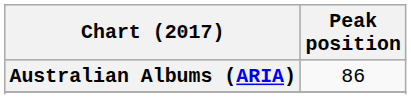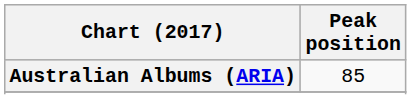(353, 76) 86 -> (353, 76) 85
